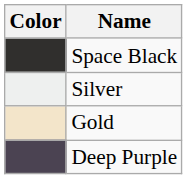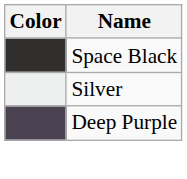- row: (93, 122)
